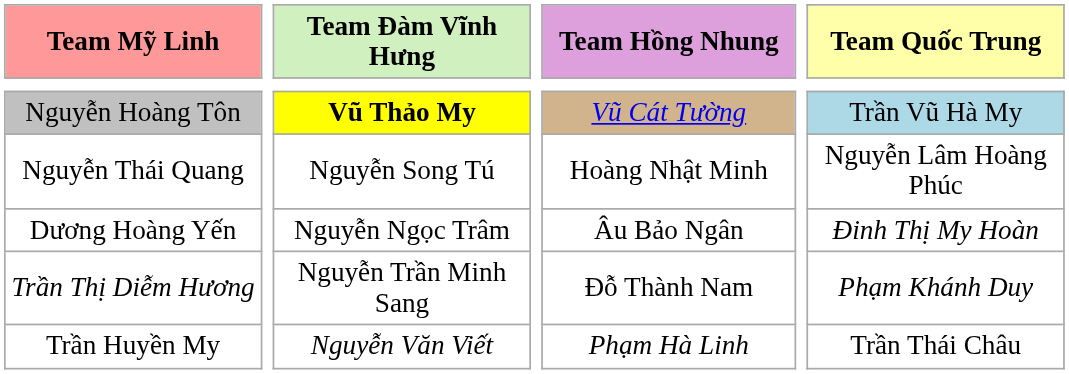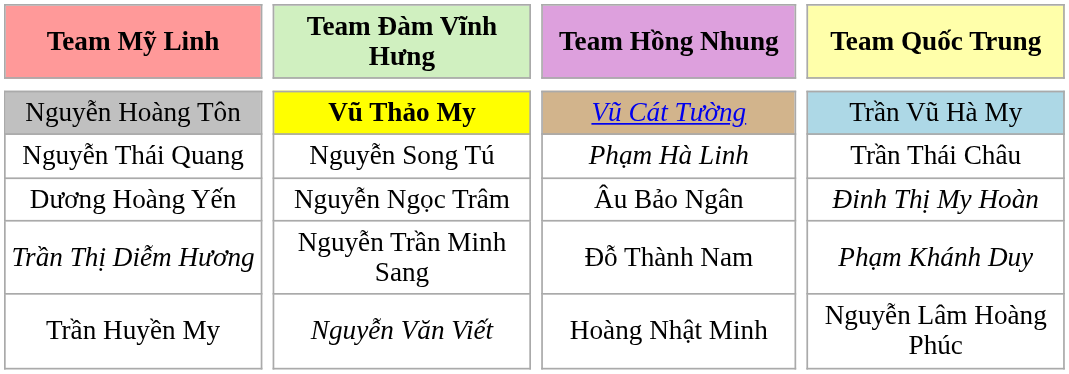(669, 170) Hoàng Nhật Minh -> (669, 155) Phạm Hà Linh
(936, 170) Nguyễn Lâm Hoàng Phúc -> (936, 155) Trần Thái Châu
(669, 346) Phạm Hà Linh -> (669, 330) Hoàng Nhật Minh
(936, 346) Trần Thái Châu -> (936, 330) Nguyễn Lâm Hoàng Phúc
